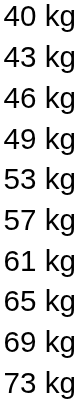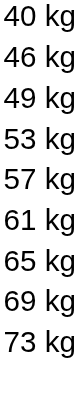- row: (40, 57)
